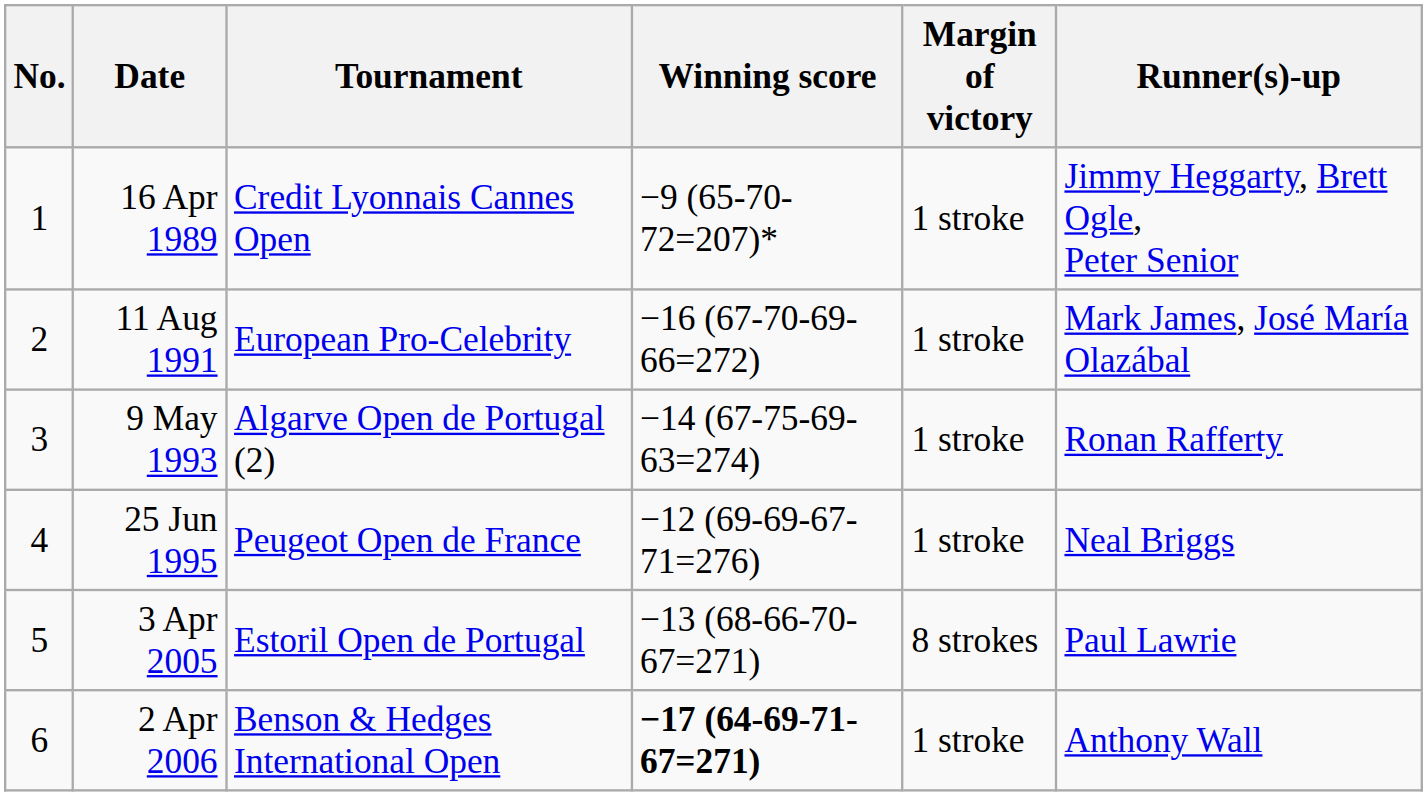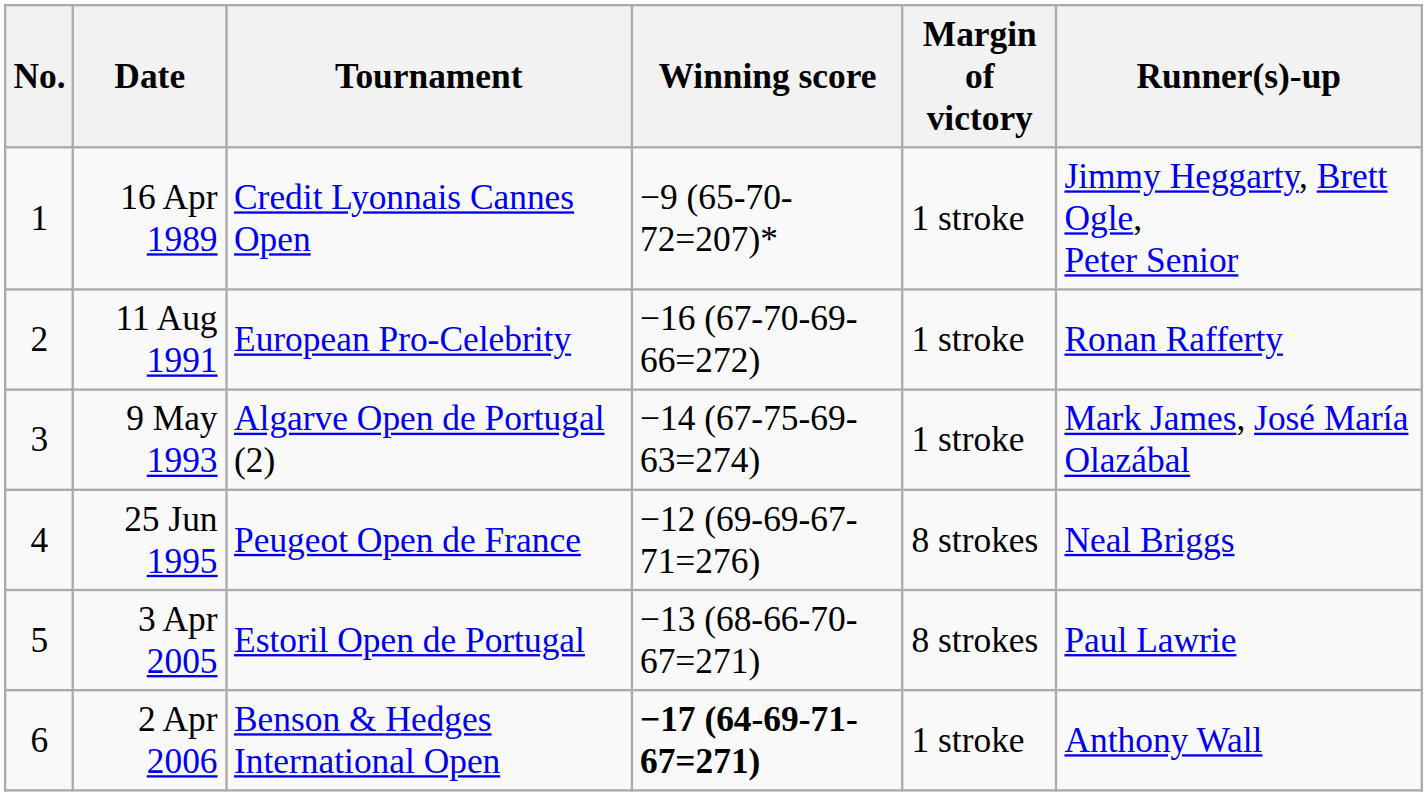(1236, 339) Mark James, José María Olazábal -> (1174, 339) Ronan Rafferty
(1174, 439) Ronan Rafferty -> (1236, 439) Mark James, José María Olazábal
(968, 540) 1 stroke -> (975, 540) 8 strokes
